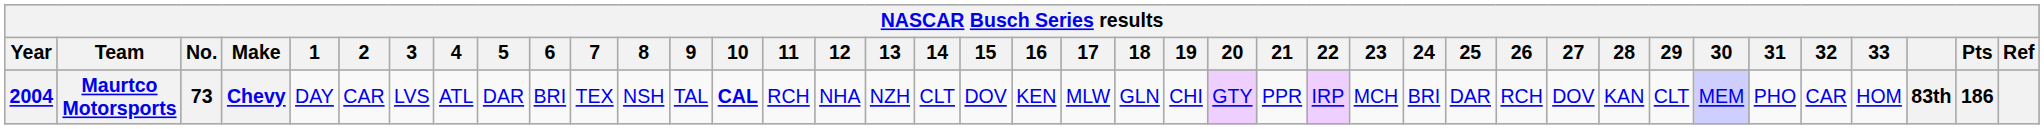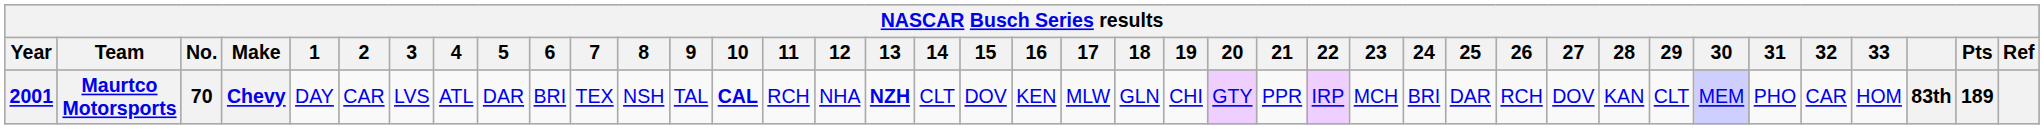(31, 97) 2004 -> (31, 97) 2001
(202, 97) 73 -> (202, 97) 70
(890, 97) normal -> (890, 97) bold
(1977, 97) 186 -> (1977, 97) 189
